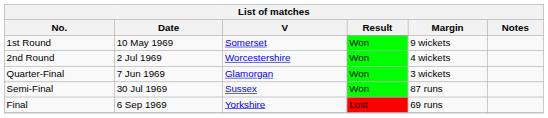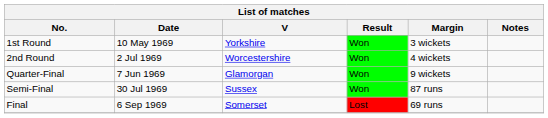(246, 43) Somerset -> (245, 43) Yorkshire
(430, 43) 9 wickets -> (430, 43) 3 wickets
(430, 74) 3 wickets -> (430, 74) 9 wickets
(245, 105) Yorkshire -> (246, 105) Somerset
